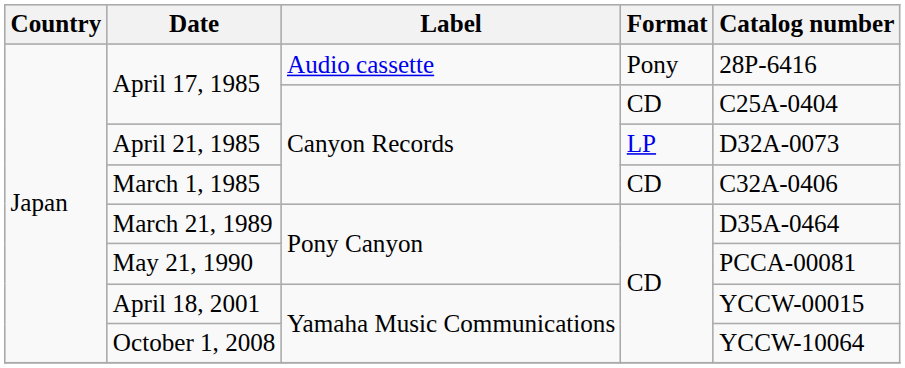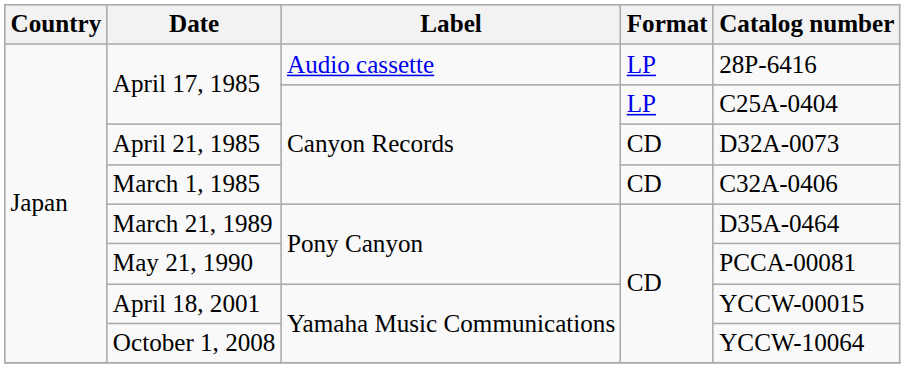(653, 64) Pony -> (641, 64) LP
(644, 104) CD -> (641, 104) LP
(641, 143) LP -> (644, 143) CD
